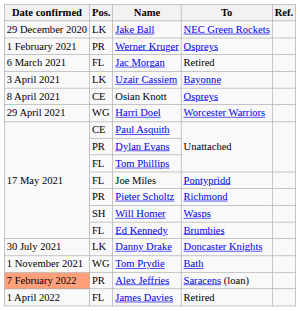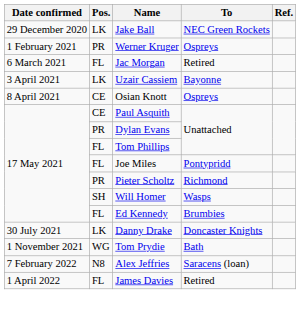- row: (138, 113)
(42, 280) lightsalmon background -> (42, 264) no background
(98, 280) PR -> (98, 264) N8
